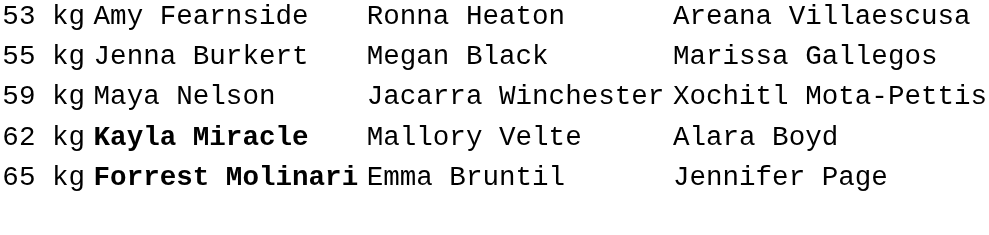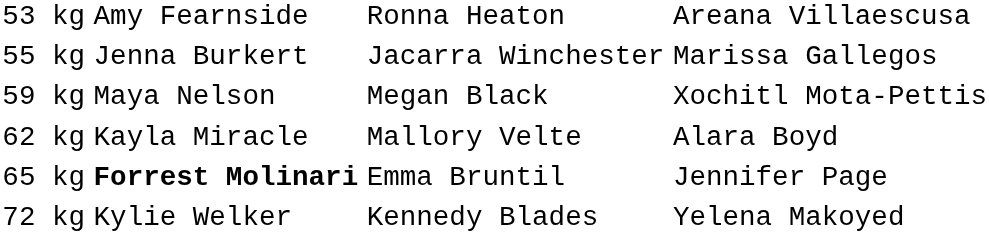(458, 57) Megan Black -> (516, 57) Jacarra Winchester
(516, 97) Jacarra Winchester -> (458, 97) Megan Black
(201, 137) bold -> (201, 137) normal
+ row: (44, 218)
